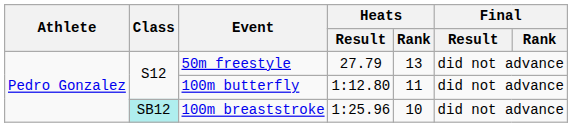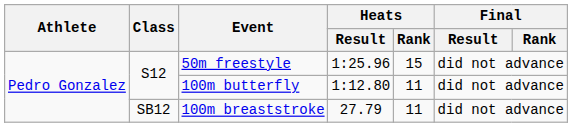(361, 63) 27.79 -> (361, 63) 1:25.96
(414, 63) 13 -> (414, 63) 15
(154, 110) paleturquoise background -> (154, 110) no background
(361, 110) 1:25.96 -> (361, 110) 27.79
(414, 110) 10 -> (414, 110) 11
